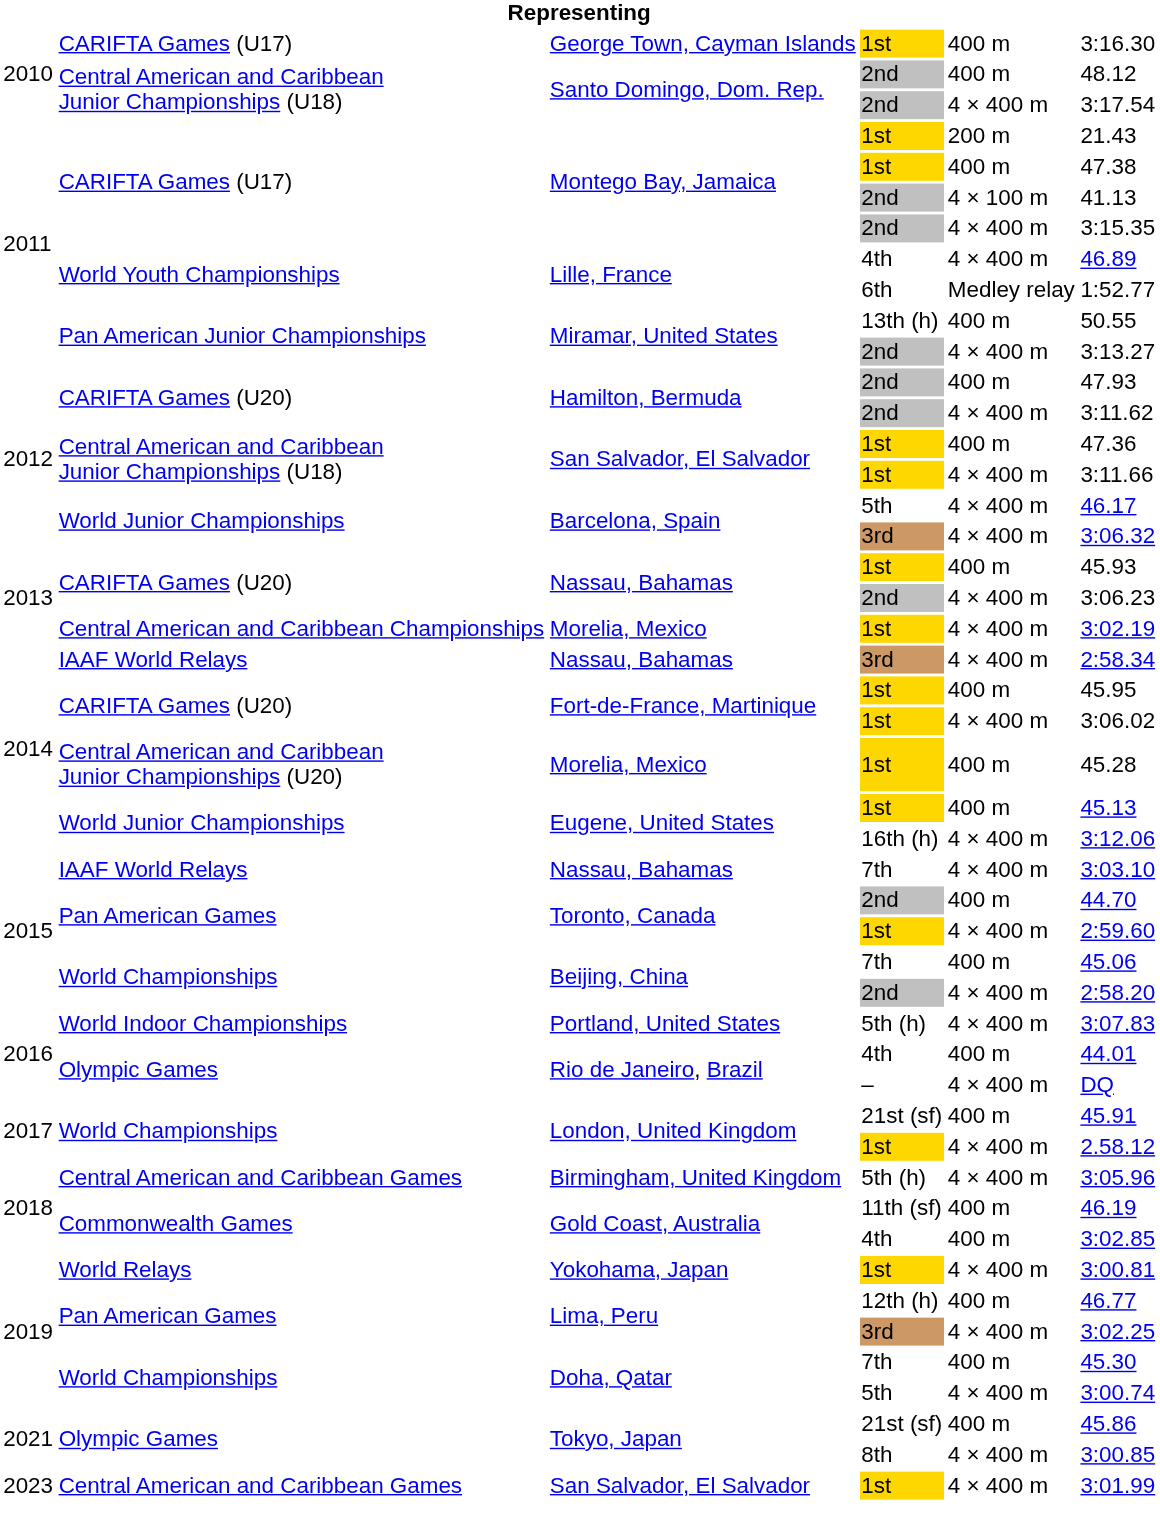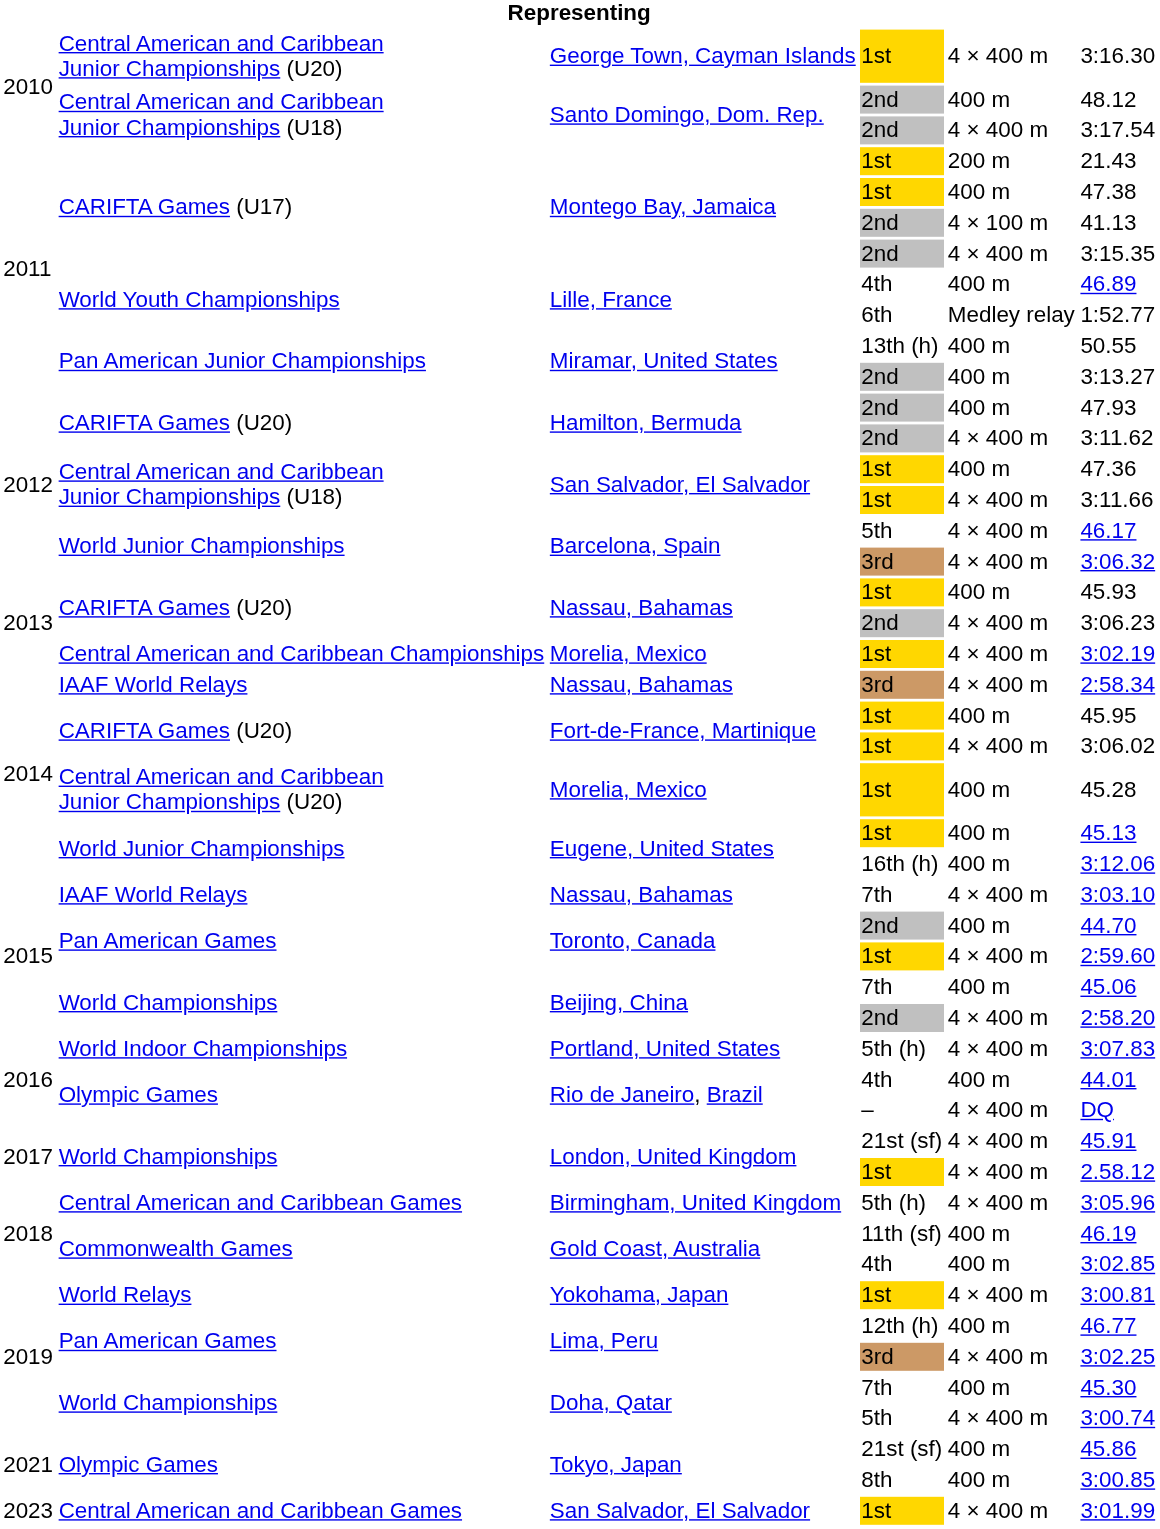(175, 43) CARIFTA Games (U17) -> (221, 56) Central American and Caribbean Junior Championships (U20)
(979, 43) 400 m -> (998, 56) 4 × 400 m
(998, 258) 4 × 400 m -> (979, 284) 400 m
(998, 351) 4 × 400 m -> (979, 376) 400 m
(998, 838) 4 × 400 m -> (979, 863) 400 m
(979, 1115) 400 m -> (998, 1140) 4 × 400 m
(998, 1454) 4 × 400 m -> (979, 1479) 400 m
